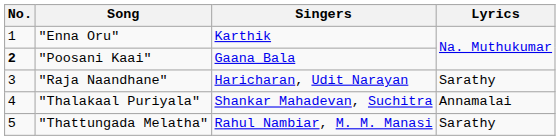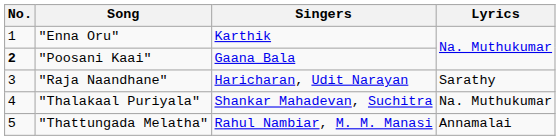(475, 103) Annamalai -> (496, 103) Na. Muthukumar
(467, 124) Sarathy -> (475, 124) Annamalai
